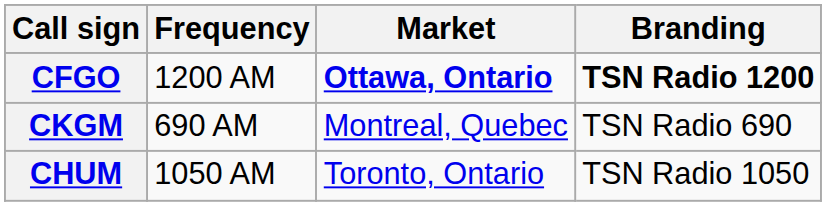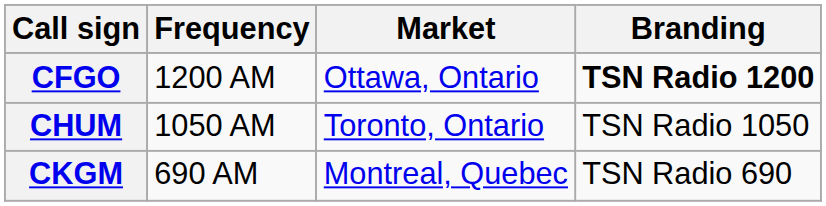(438, 77) bold -> (431, 77) normal
rows swapped: (76, 175) <-> (76, 126)
